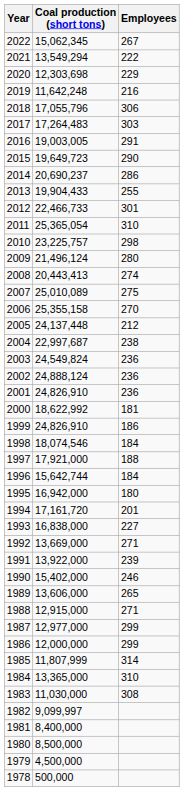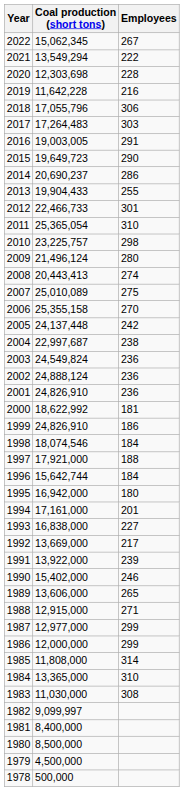(130, 74) 229 -> (130, 74) 228
(61, 91) 11,642,248 -> (61, 91) 11,642,228
(130, 326) 212 -> (130, 326) 242
(62, 510) 17,161,720 -> (62, 510) 17,161,000
(130, 543) 271 -> (130, 543) 217
(61, 661) 11,807,999 -> (61, 661) 11,808,000
